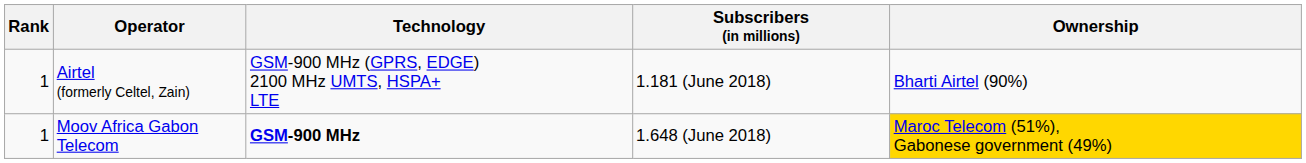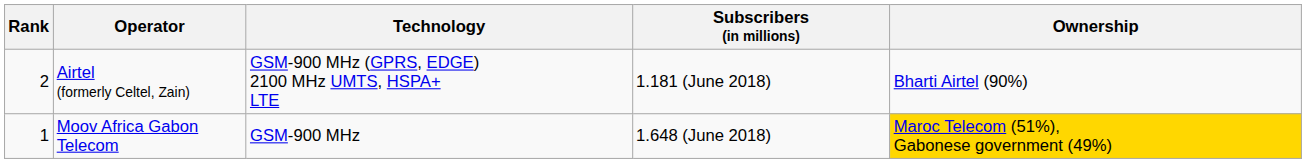(44, 81) 1 -> (44, 81) 2
(305, 135) bold -> (305, 135) normal
